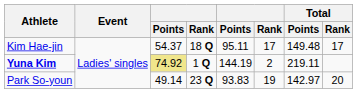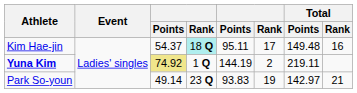(201, 46) no background -> (201, 46) paleturquoise background
(337, 46) 17 -> (337, 46) 16
(337, 81) 20 -> (337, 81) 21
